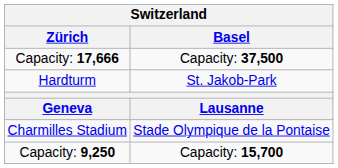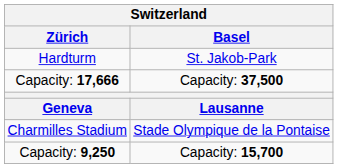rows swapped: (67, 80) <-> (67, 59)
